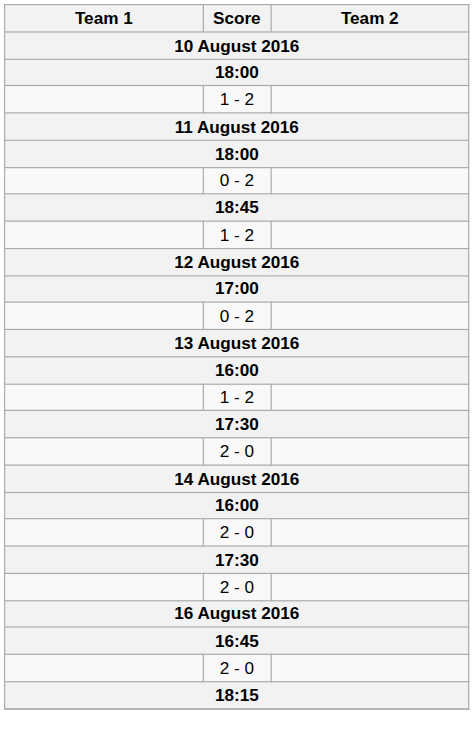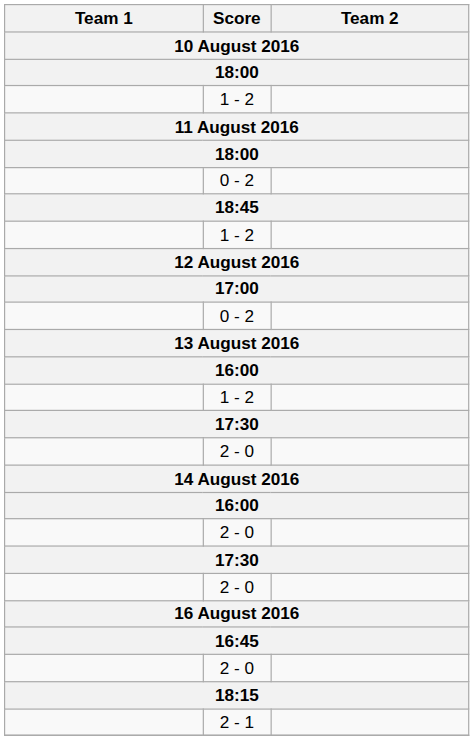+ row: (104, 722)
